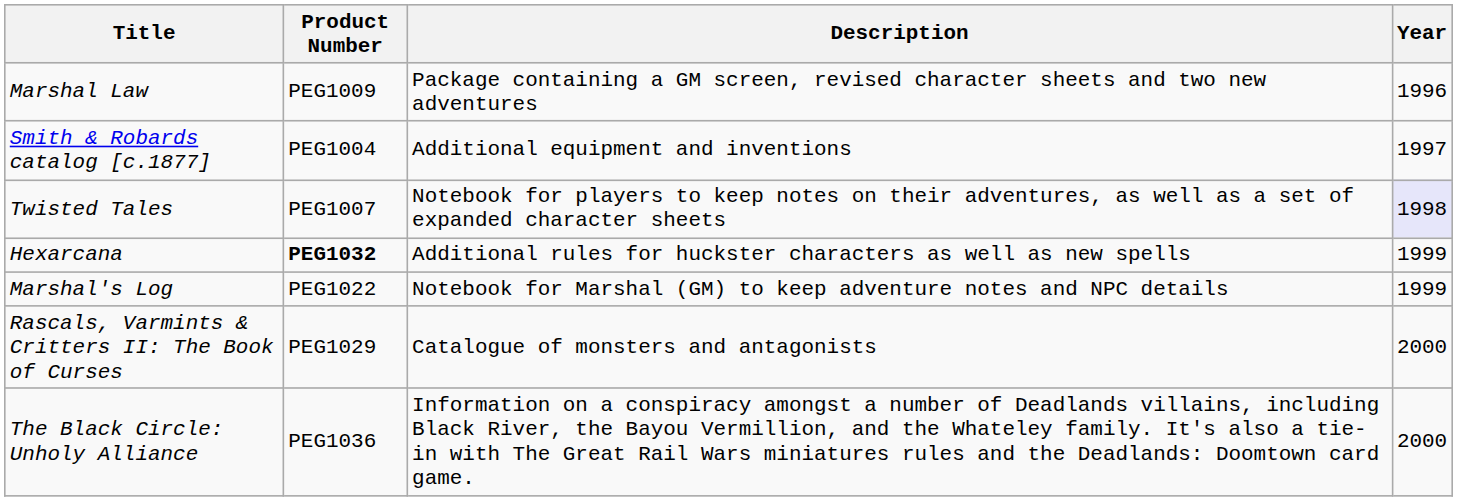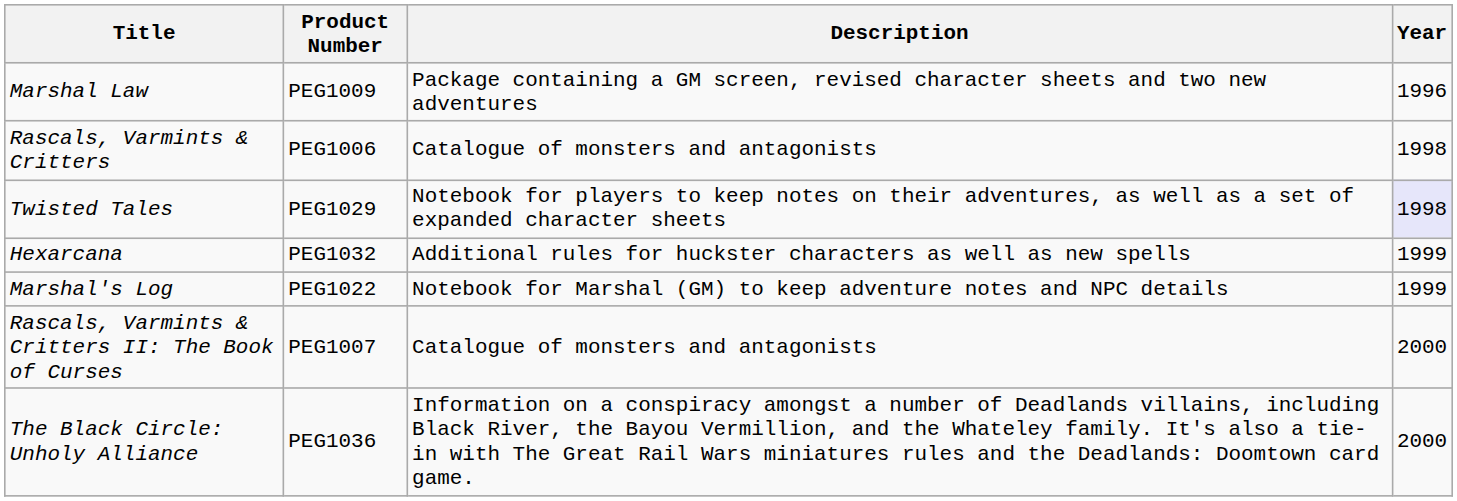- row: (110, 150)
+ row: (129, 150)
(332, 209) PEG1007 -> (332, 209) PEG1029
(332, 255) bold -> (332, 255) normal
(332, 347) PEG1029 -> (332, 347) PEG1007
